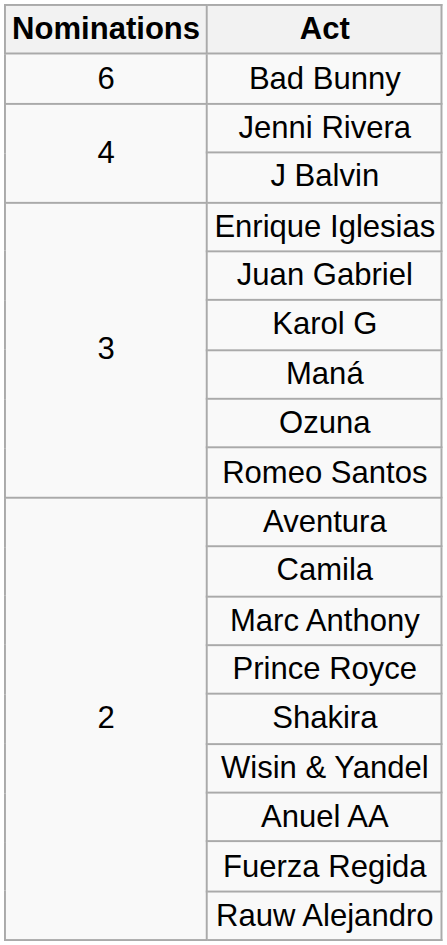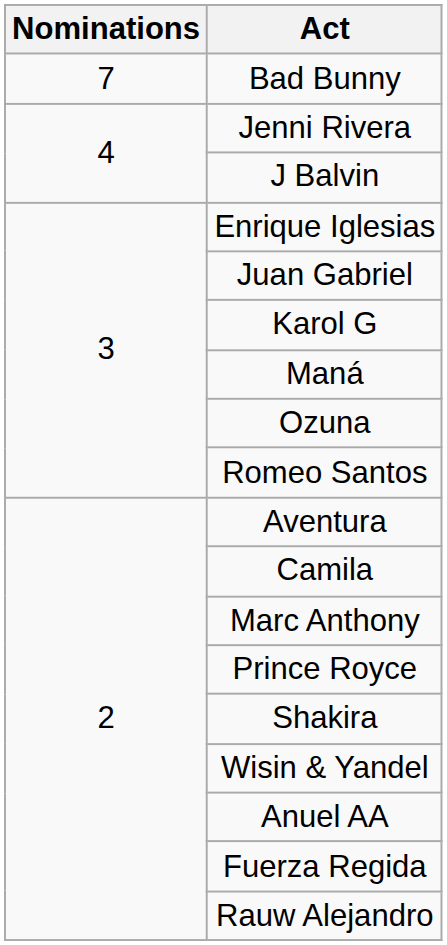(106, 78) 6 -> (106, 78) 7
